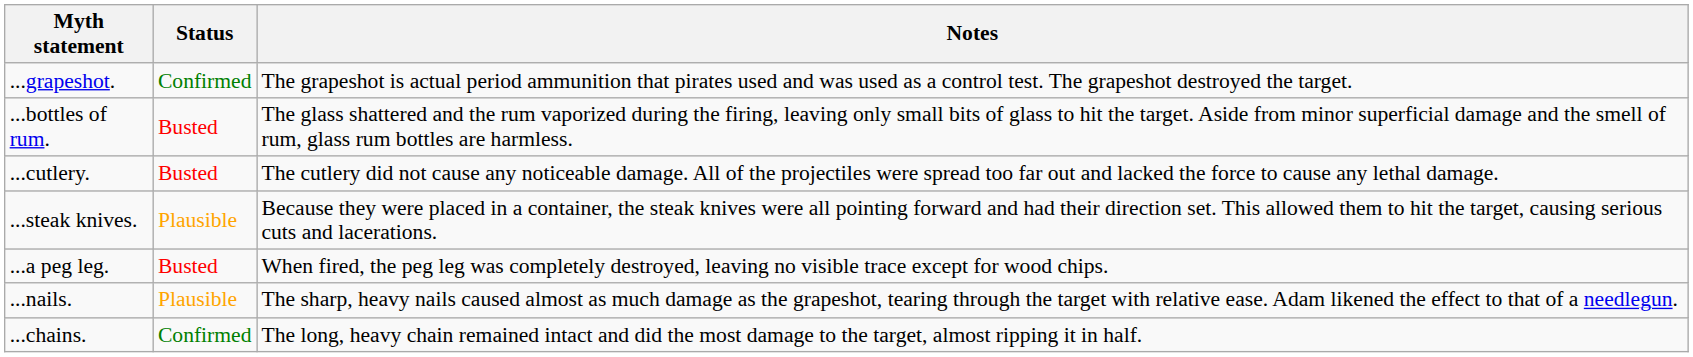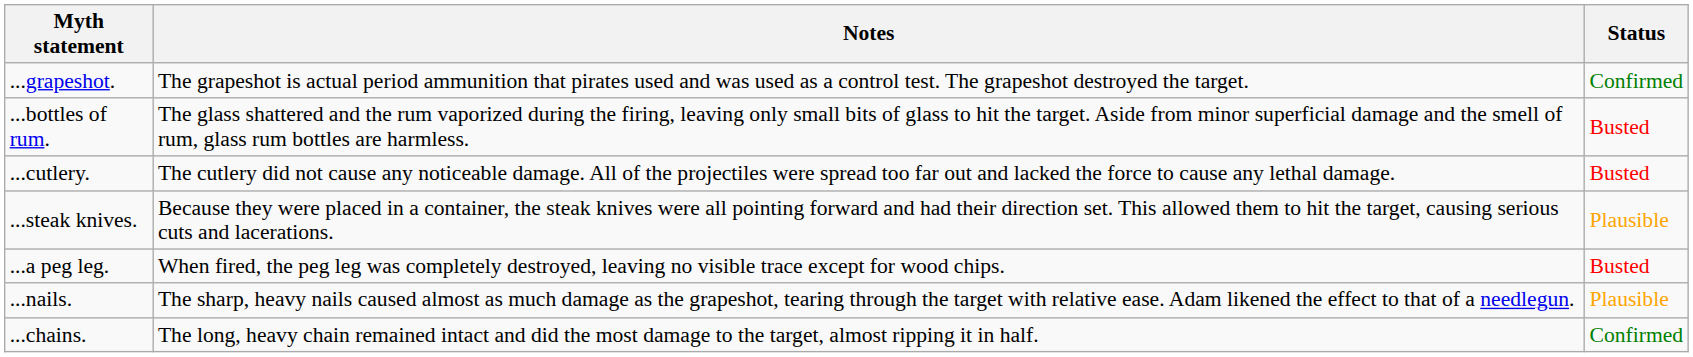columns swapped: (205, 33) <-> (972, 33)
